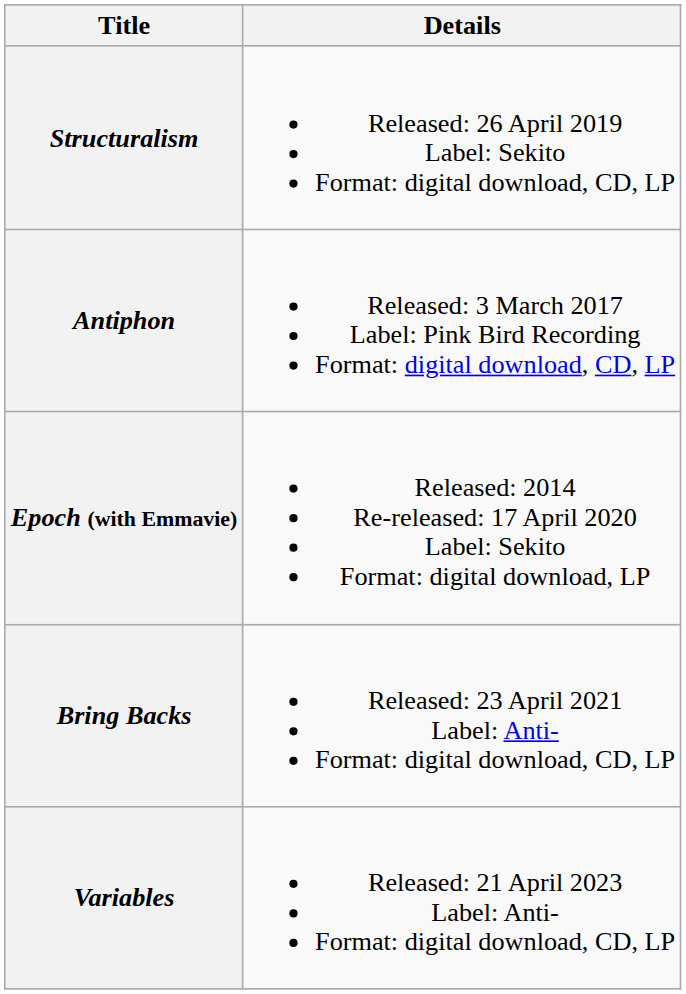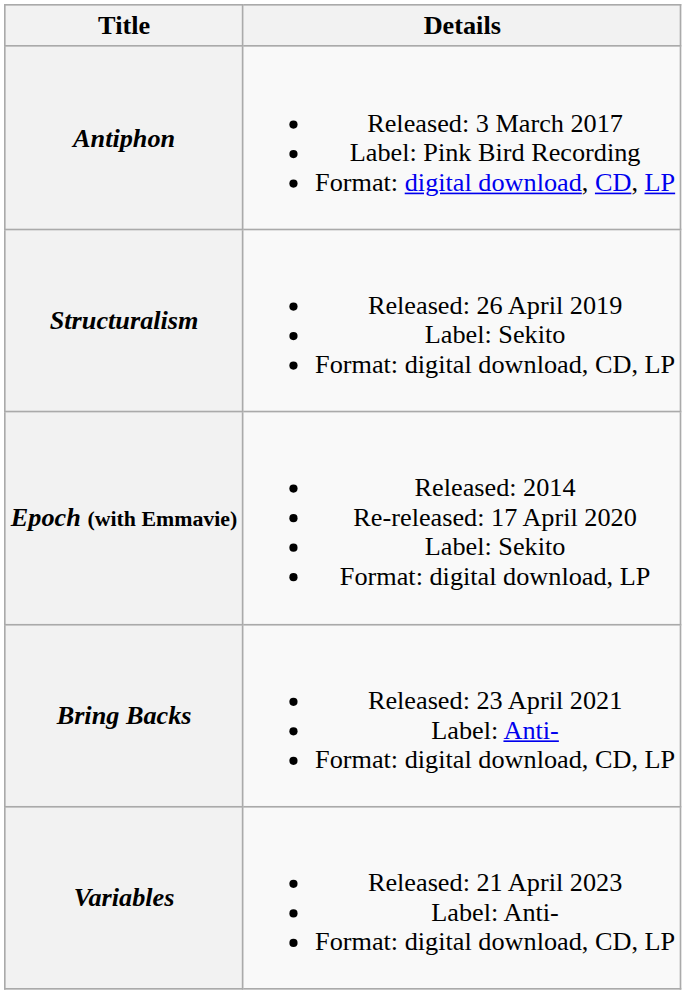rows swapped: (124, 320) <-> (124, 137)
